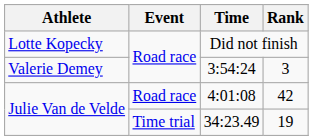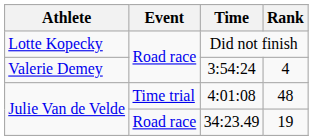(285, 70) 3 -> (285, 70) 4
(164, 96) Road race -> (164, 96) Time trial
(285, 96) 42 -> (285, 96) 48
(164, 122) Time trial -> (164, 122) Road race
